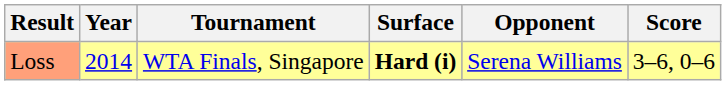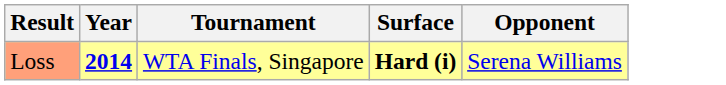- column: (674, 23)
(109, 60) normal -> (109, 60) bold
